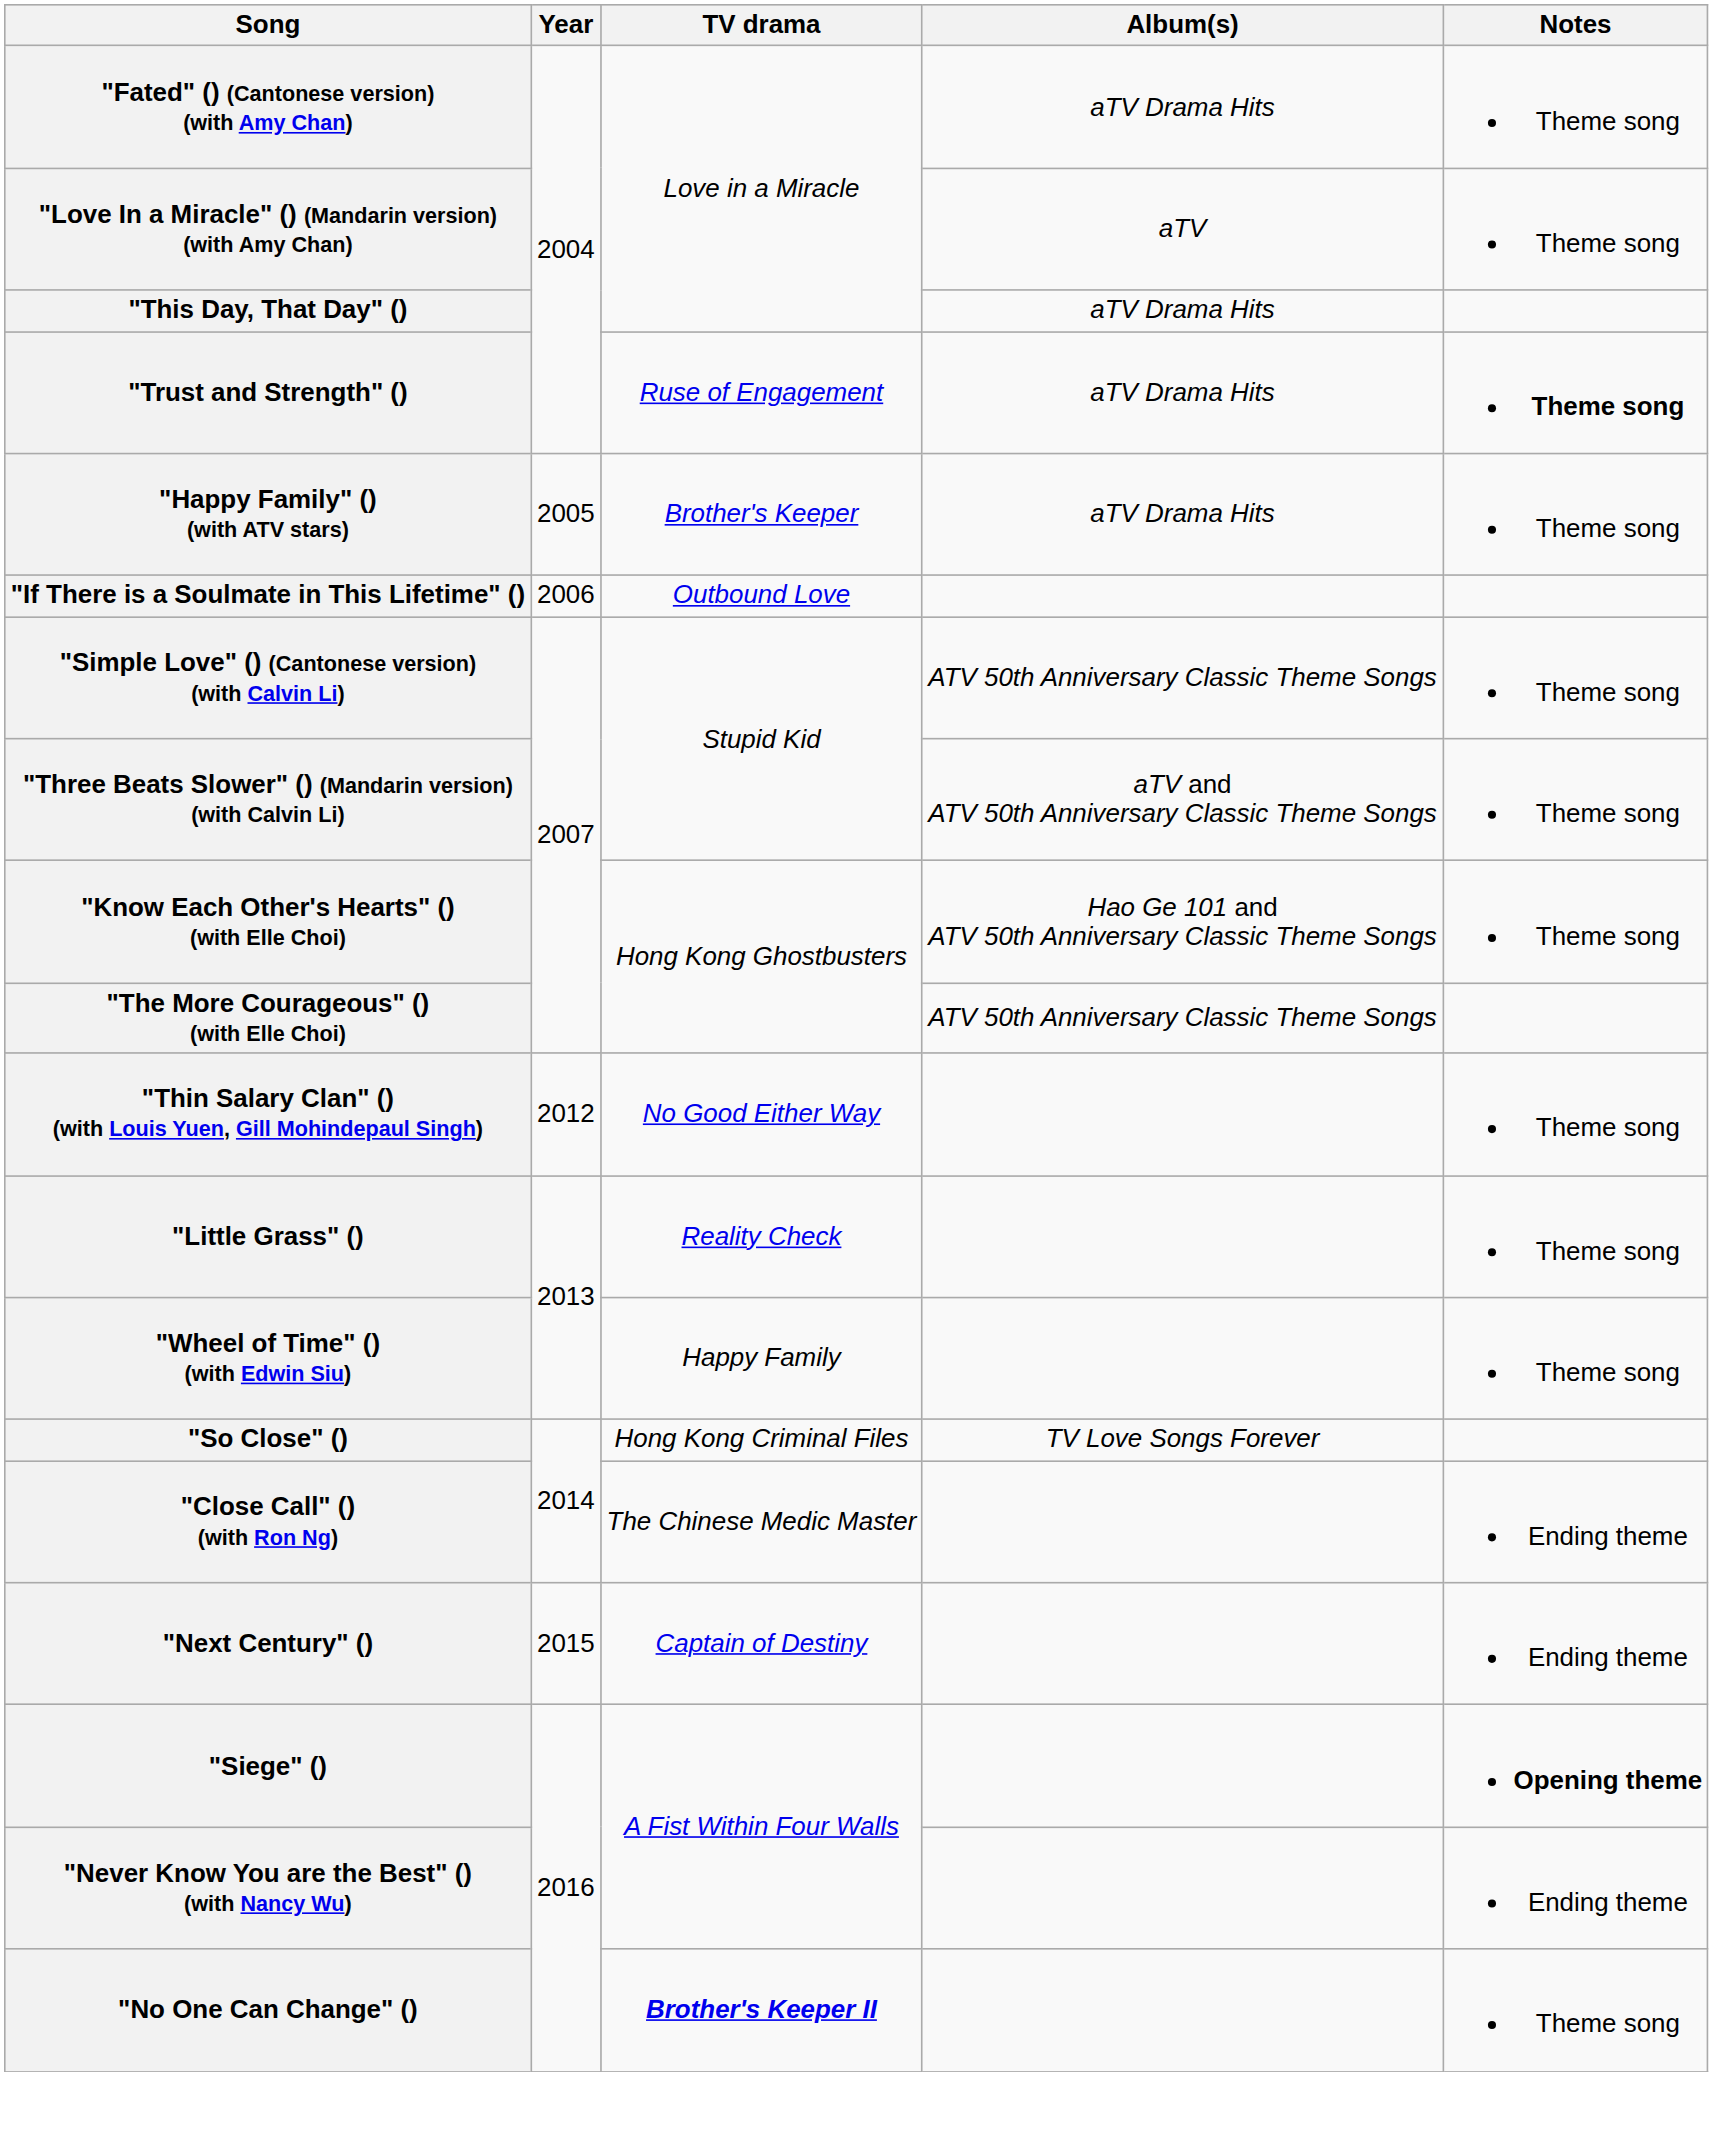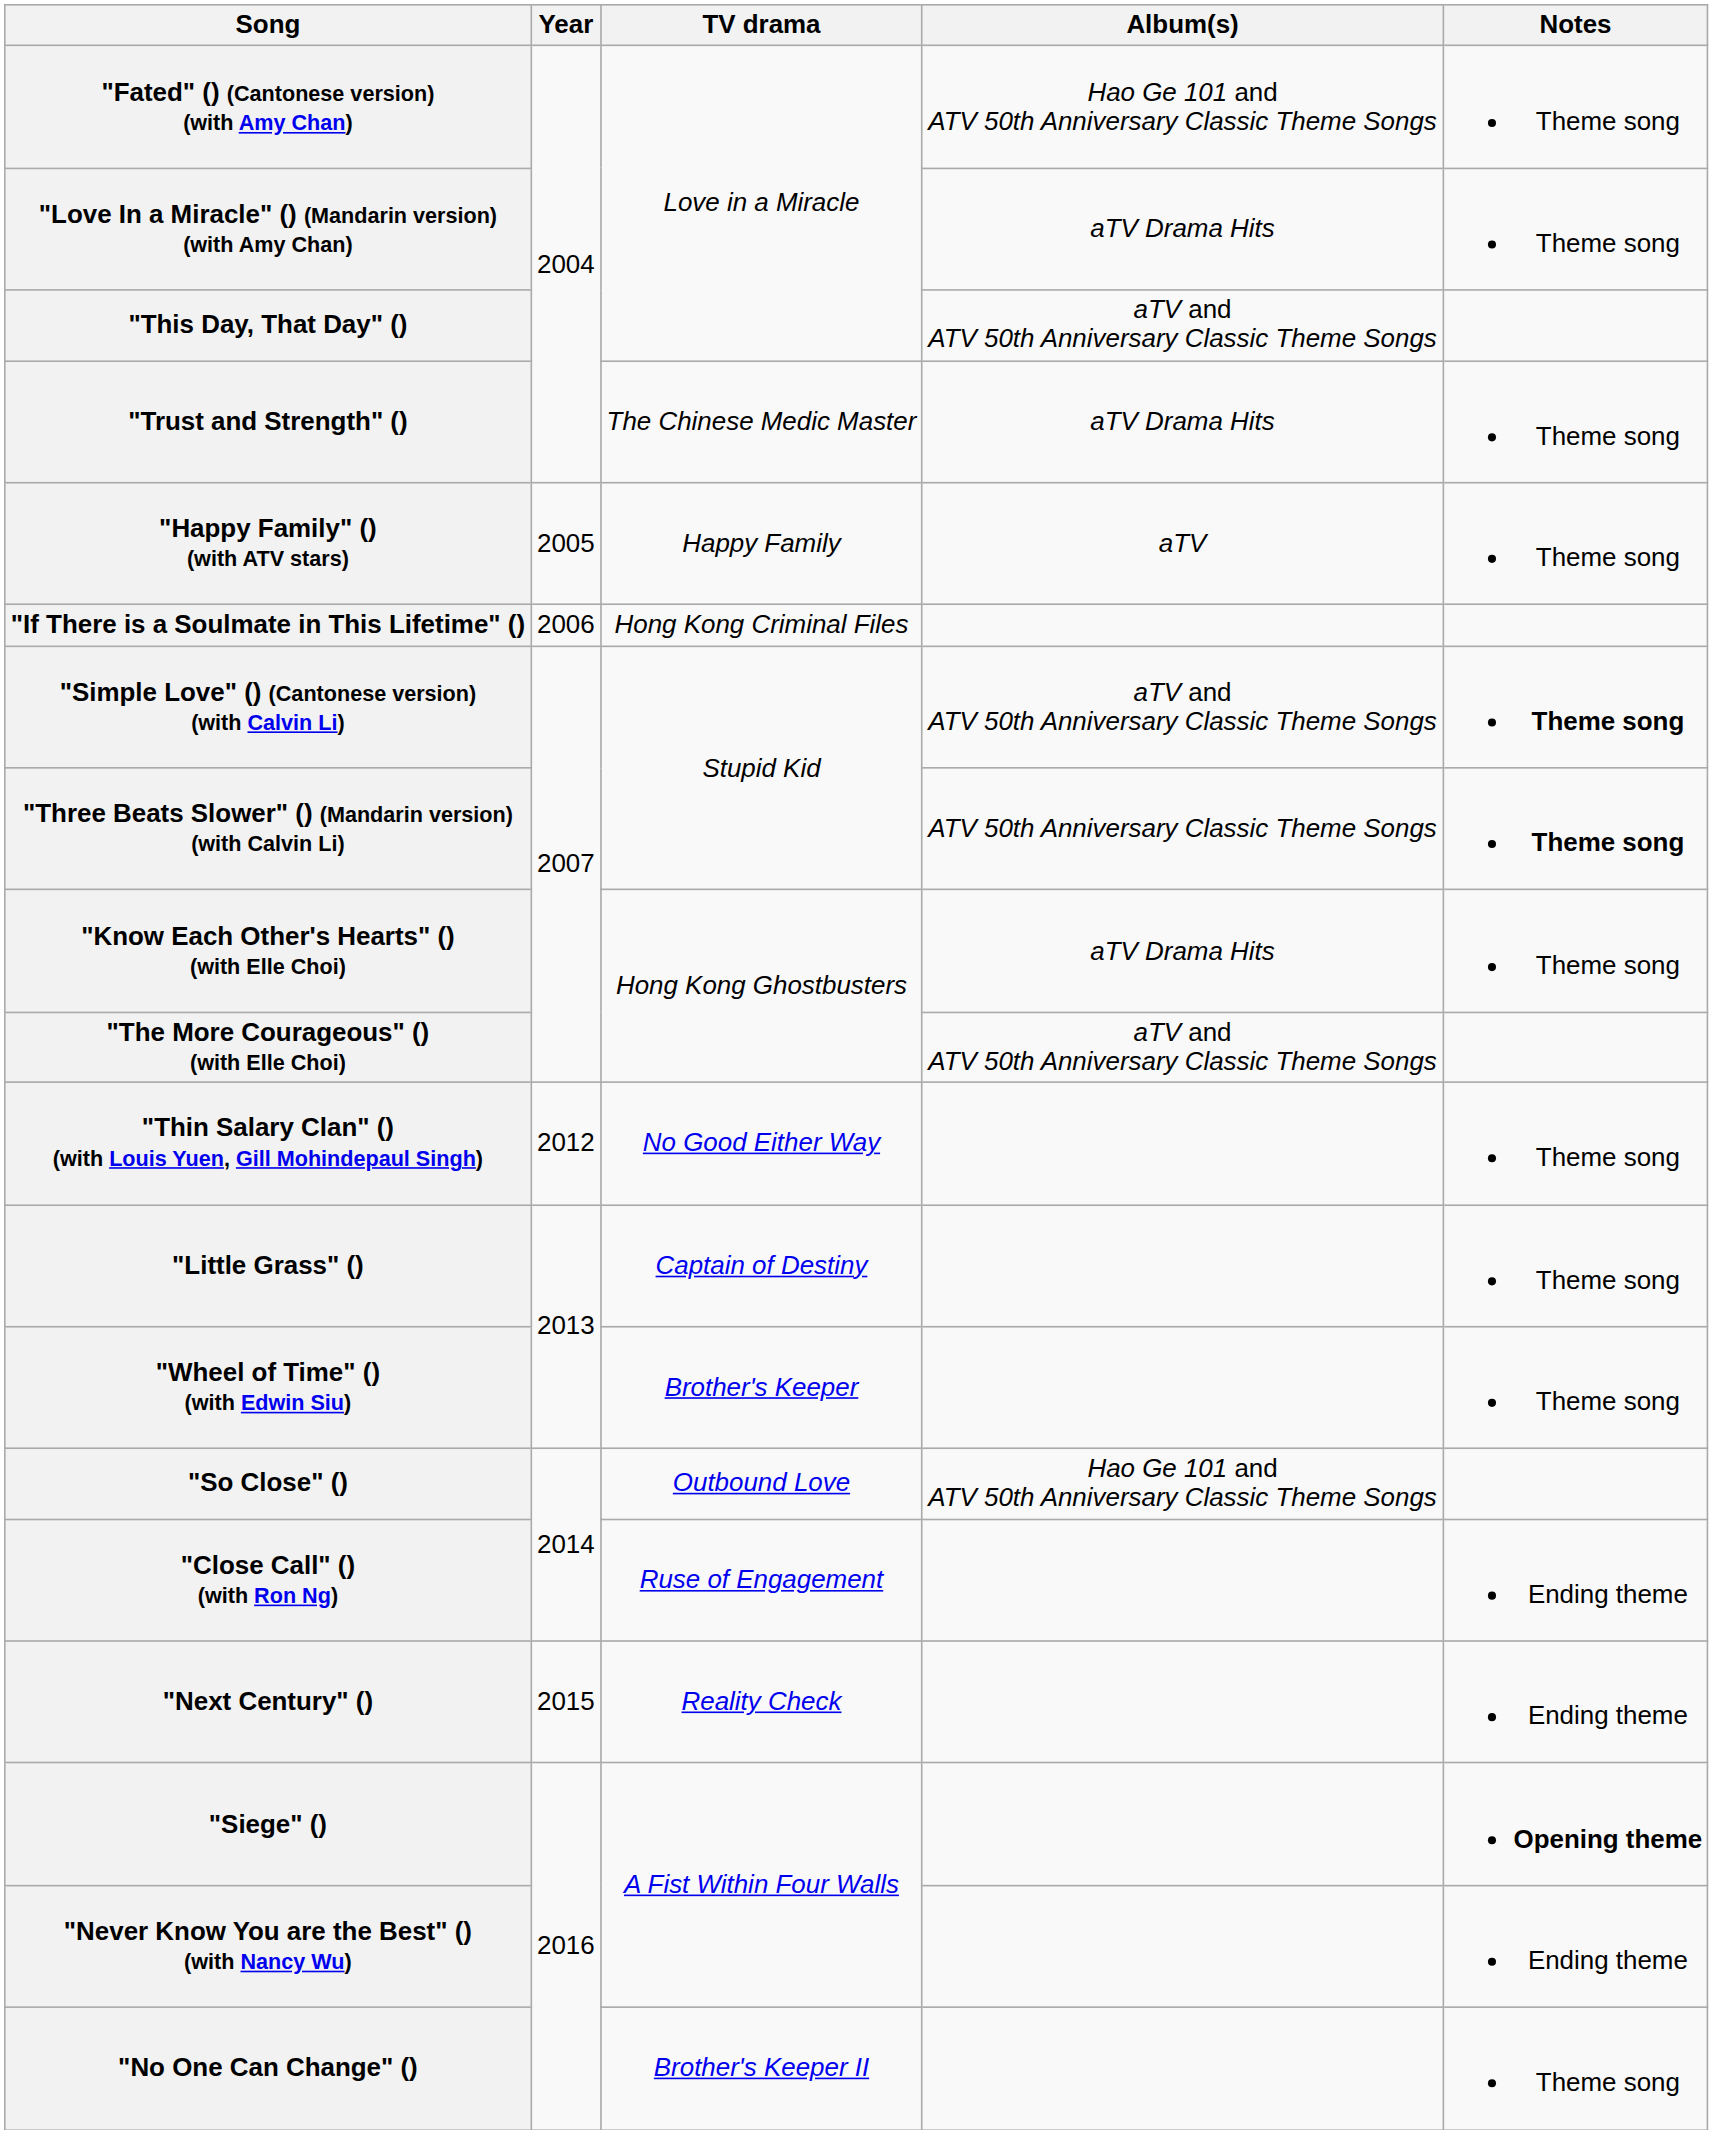(1183, 106) aTV Drama Hits -> (1183, 106) Hao Ge 101 and ATV 50th Anniversary Classic Theme Songs
(1183, 228) aTV -> (1183, 228) aTV Drama Hits
(1183, 310) aTV Drama Hits -> (1183, 324) aTV and ATV 50th Anniversary Classic Theme Songs
(761, 391) Ruse of Engagement -> (761, 421) The Chinese Medic Master
(1575, 407) bold -> (1575, 436) normal
(761, 514) Brother's Keeper -> (761, 543) Happy Family
(1183, 514) aTV Drama Hits -> (1183, 543) aTV
(761, 595) Outbound Love -> (761, 624) Hong Kong Criminal Files
(1183, 677) ATV 50th Anniversary Classic Theme Songs -> (1183, 706) aTV and ATV 50th Anniversary Classic Theme Songs
(1575, 692) normal -> (1575, 721) bold
(1183, 799) aTV and ATV 50th Anniversary Classic Theme Songs -> (1183, 828) ATV 50th Anniversary Classic Theme Songs
(1575, 814) normal -> (1575, 843) bold
(1183, 921) Hao Ge 101 and ATV 50th Anniversary Classic Theme Songs -> (1183, 950) aTV Drama Hits
(1183, 1017) ATV 50th Anniversary Classic Theme Songs -> (1183, 1046) aTV and ATV 50th Anniversary Classic Theme Songs
(761, 1236) Reality Check -> (761, 1265) Captain of Destiny
(761, 1358) Happy Family -> (761, 1387) Brother's Keeper
(761, 1439) Hong Kong Criminal Files -> (761, 1483) Outbound Love
(1183, 1439) TV Love Songs Forever -> (1183, 1483) Hao Ge 101 and ATV 50th Anniversary Classic Theme Songs
(761, 1521) The Chinese Medic Master -> (761, 1579) Ruse of Engagement
(761, 1643) Captain of Destiny -> (761, 1701) Reality Check
(761, 2009) bold -> (761, 2068) normal
